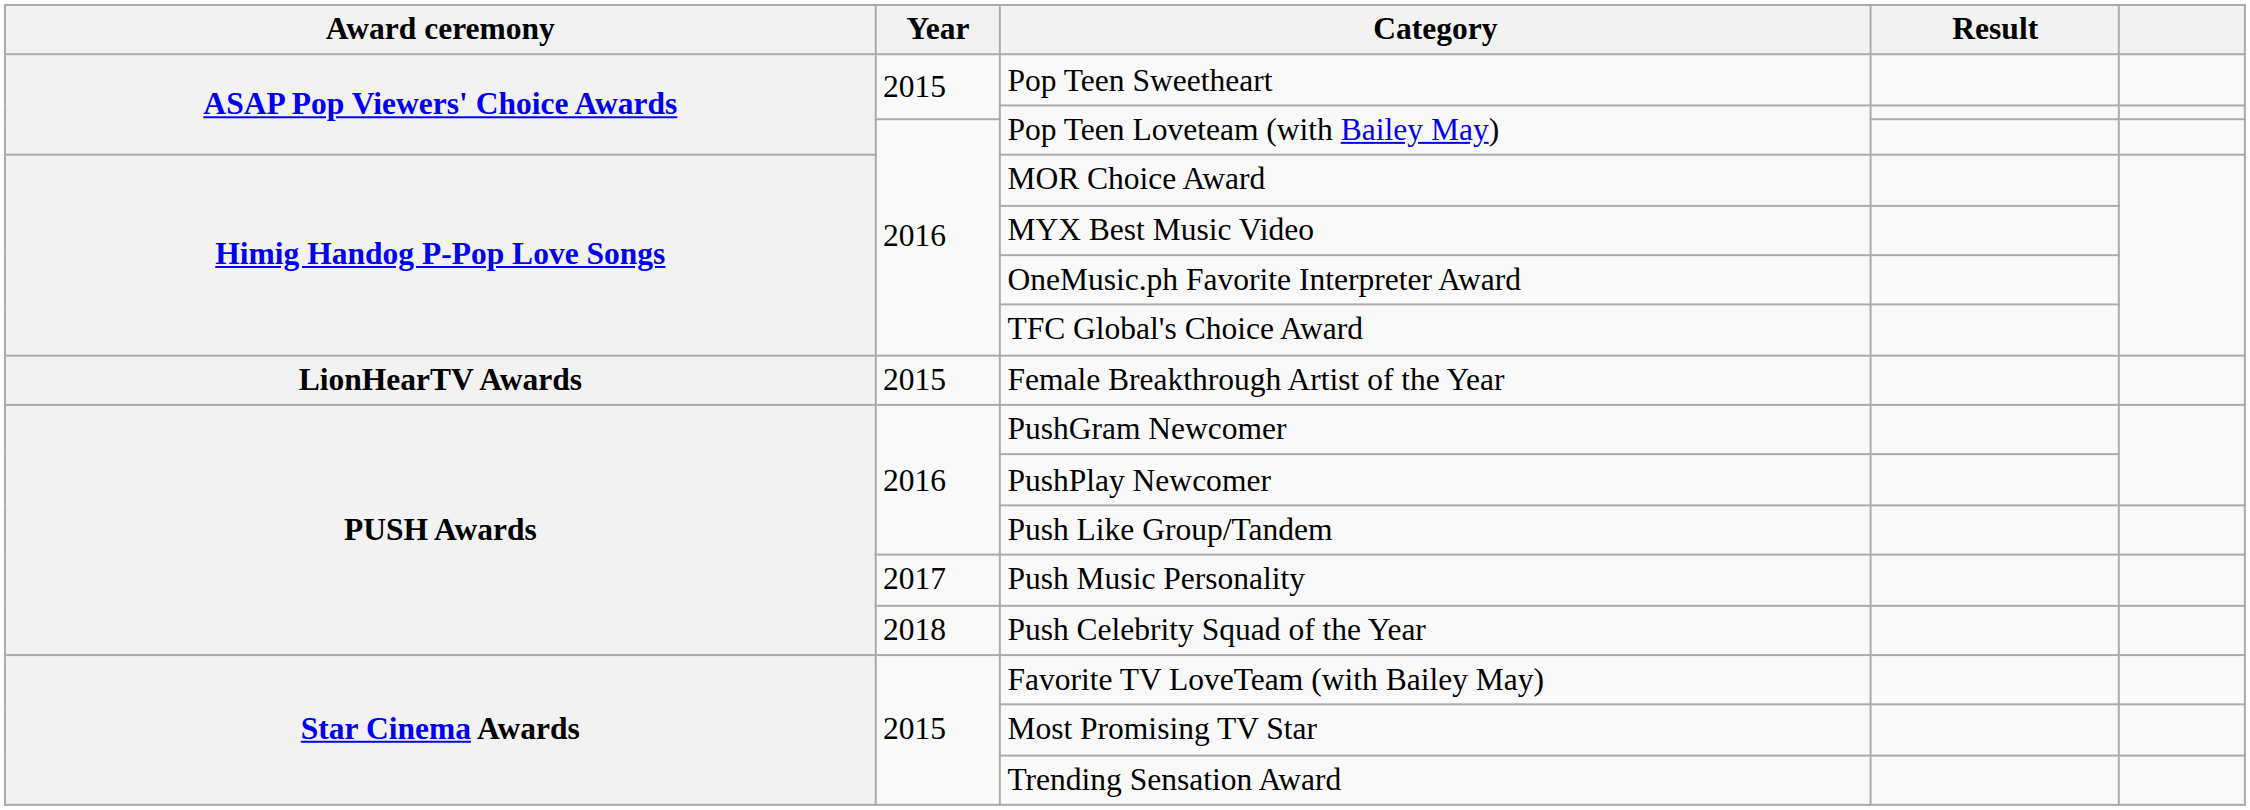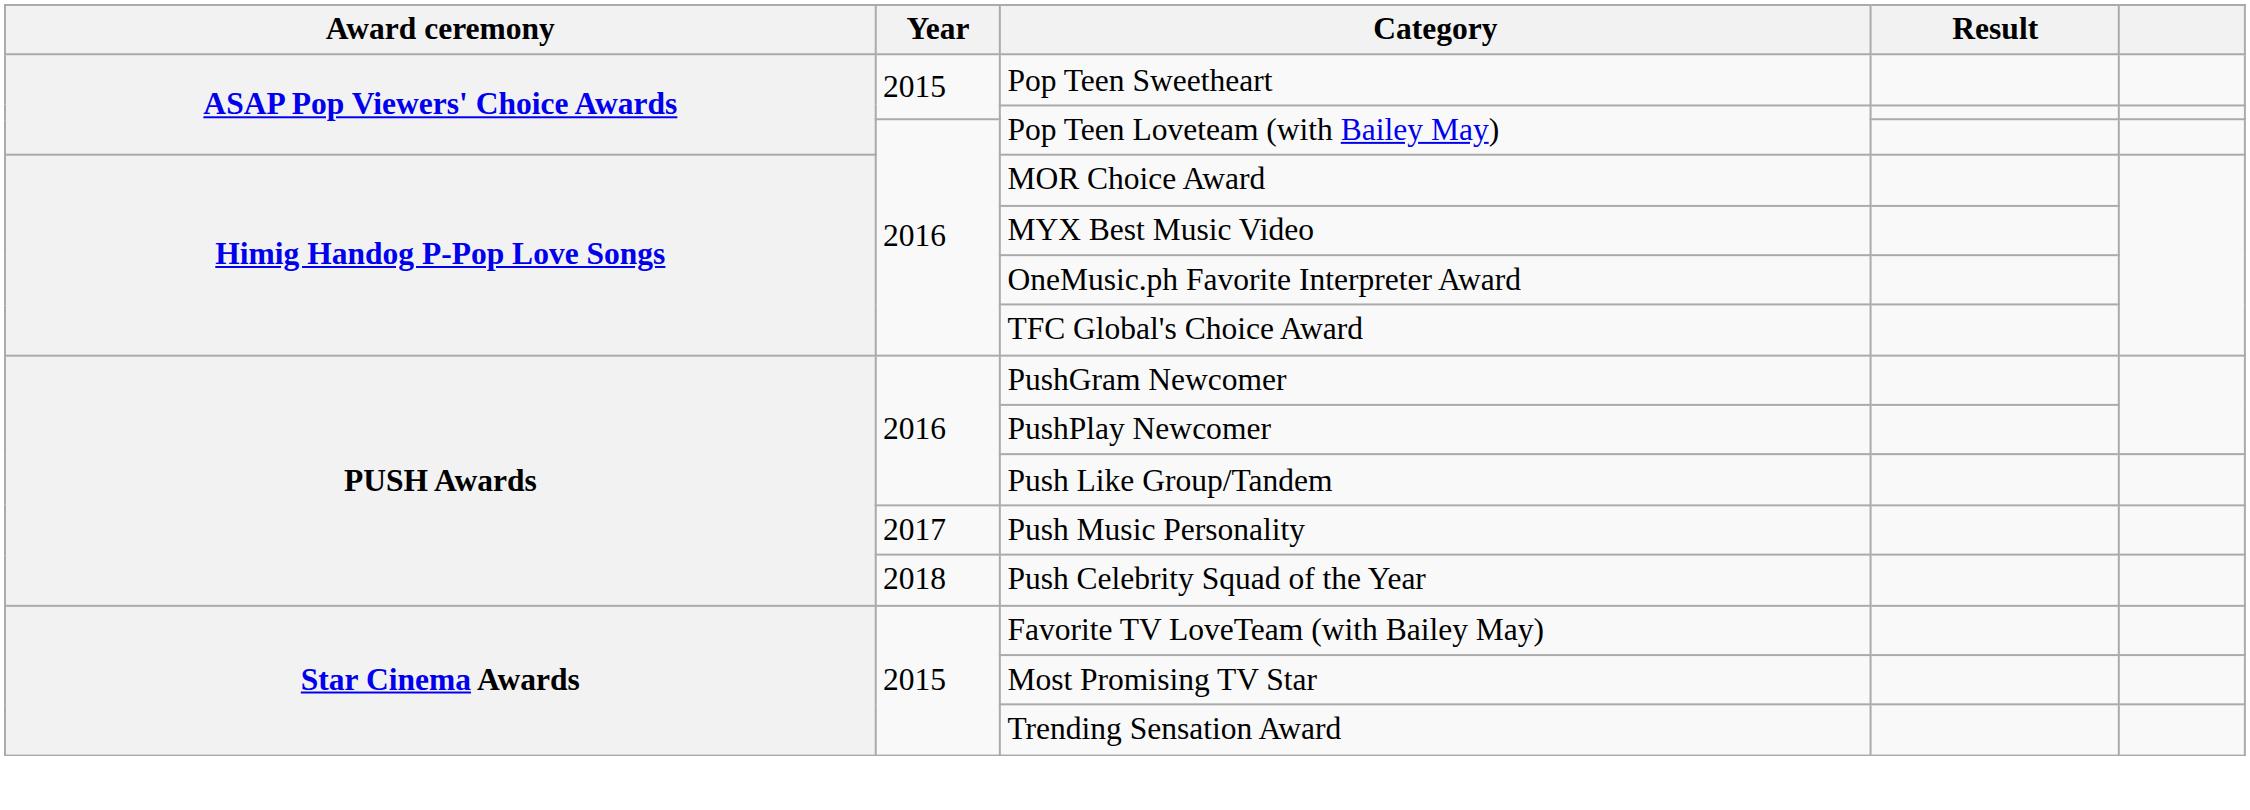- row: (915, 379)
